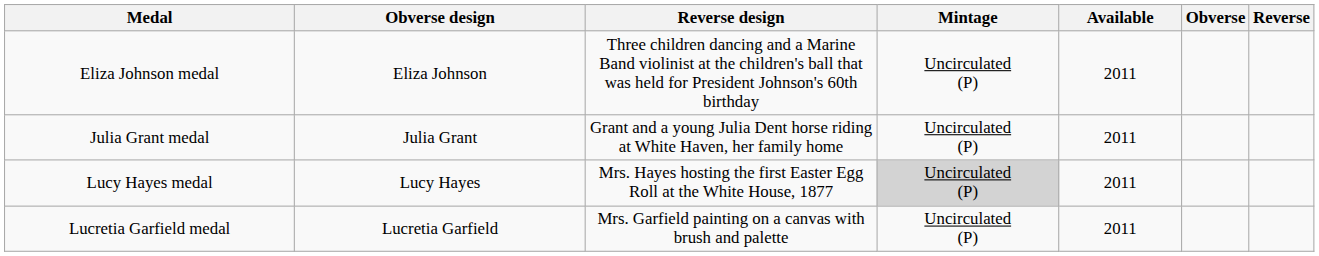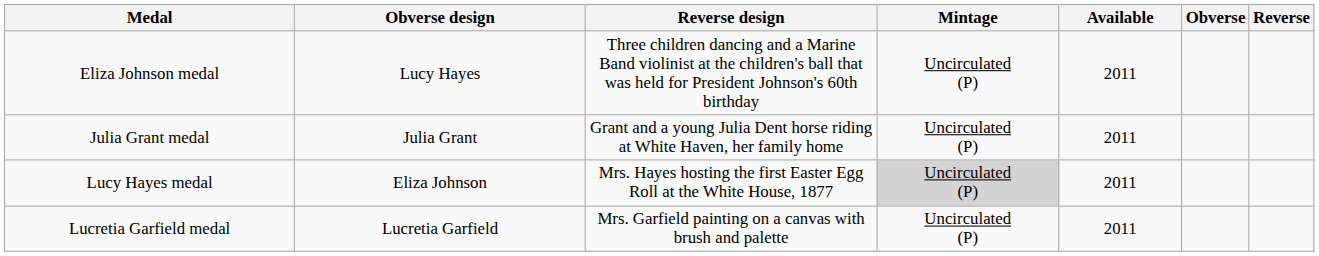(440, 72) Eliza Johnson -> (440, 72) Lucy Hayes
(440, 182) Lucy Hayes -> (440, 182) Eliza Johnson
